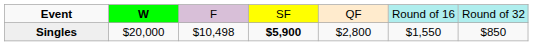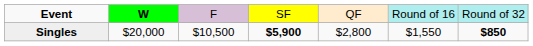(213, 32) $10,498 -> (213, 32) $10,500
(493, 32) normal -> (493, 32) bold
